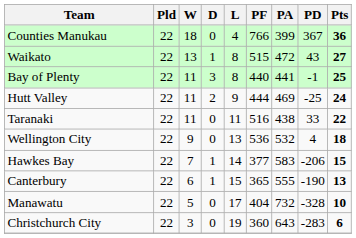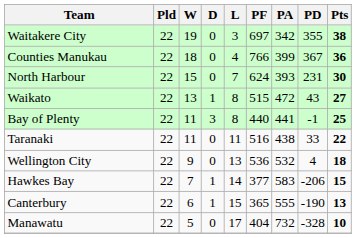+ row: (47, 35)
+ row: (46, 77)
- row: (37, 98)
- row: (54, 222)
